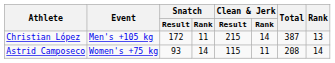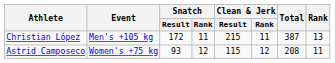(265, 38) 14 -> (265, 38) 11
(203, 51) 14 -> (203, 51) 12
(265, 51) 11 -> (265, 51) 12
(318, 51) 14 -> (318, 51) 11
